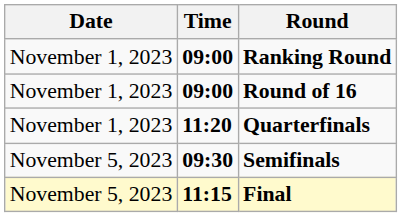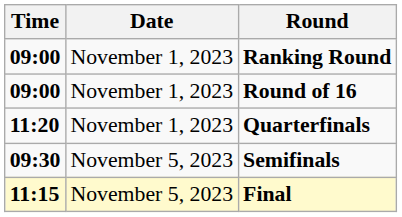columns swapped: (91, 21) <-> (208, 21)
